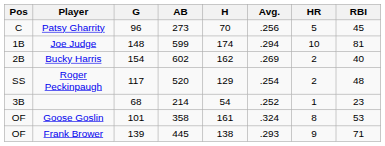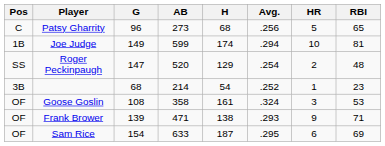(225, 28) 70 -> (225, 28) 68
(358, 28) 45 -> (358, 28) 65
(136, 43) 148 -> (136, 43) 149
- row: (73, 59)
(136, 80) 117 -> (136, 65) 147
(136, 117) 101 -> (136, 102) 108
(314, 117) 8 -> (314, 102) 3
(180, 133) 445 -> (180, 117) 471
+ row: (73, 133)
